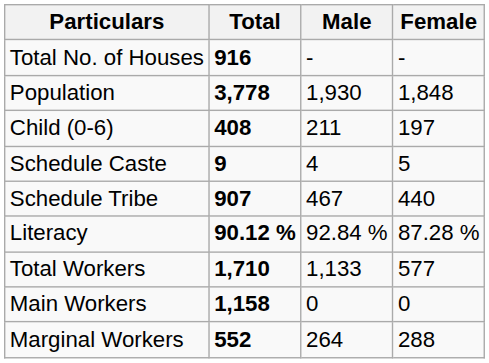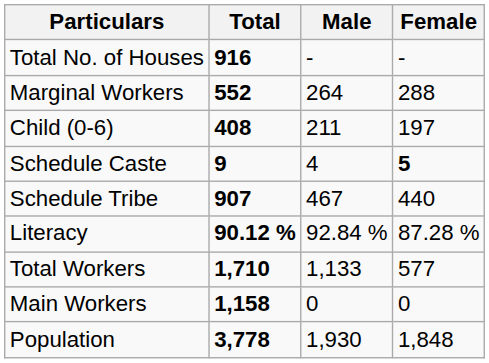rows swapped: (62, 92) <-> (97, 339)
(404, 163) normal -> (404, 163) bold
